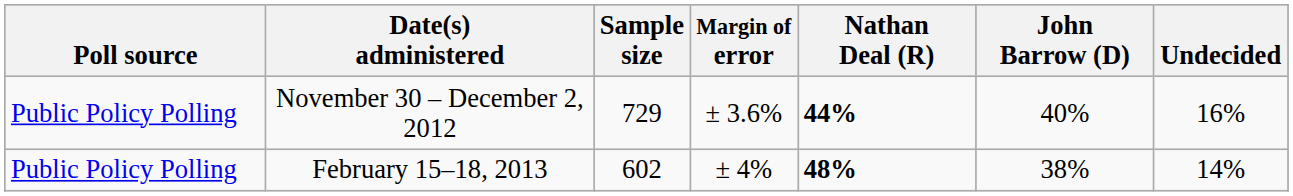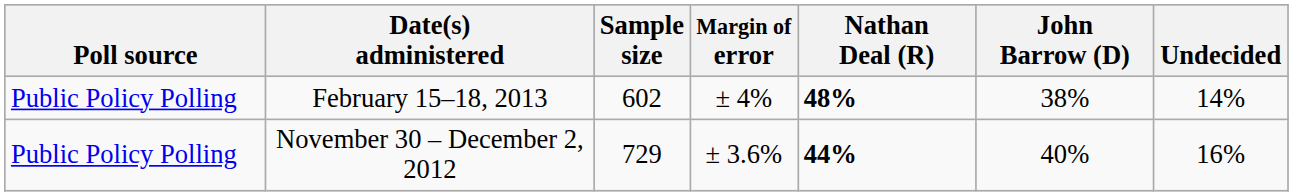rows swapped: (430, 169) <-> (430, 112)
